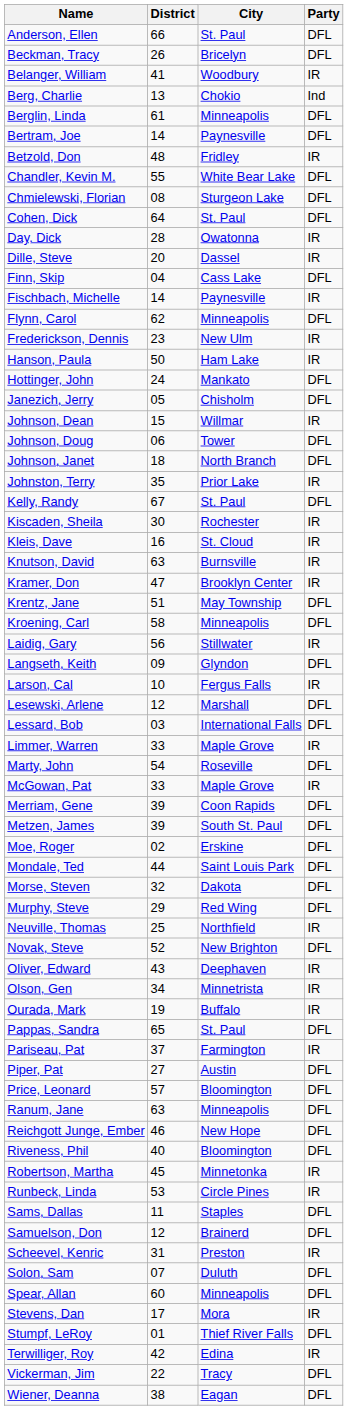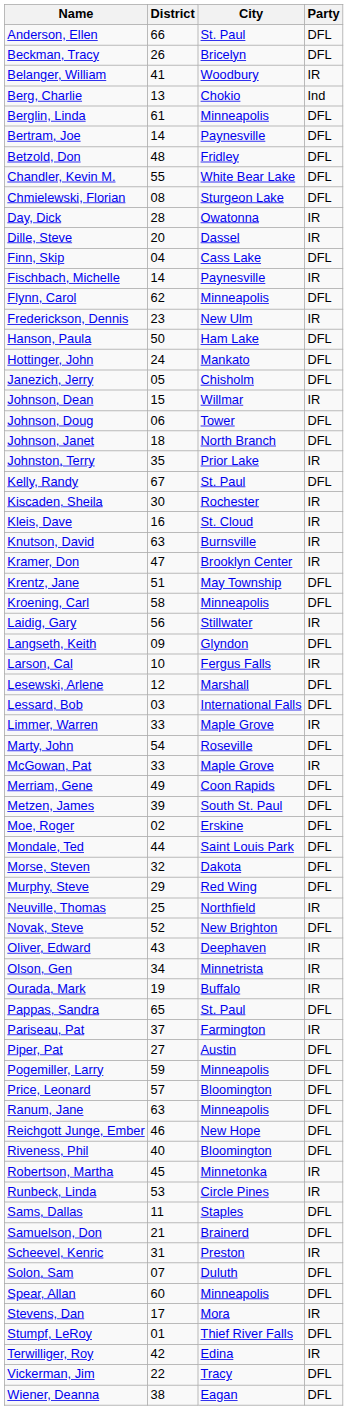(314, 156) IR -> (320, 156) DFL
- row: (42, 217)
(314, 359) IR -> (320, 339) DFL
(158, 806) 39 -> (158, 786) 49
+ row: (55, 1070)
(158, 1232) 12 -> (158, 1232) 21
